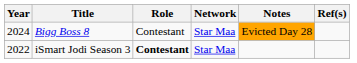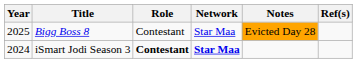(18, 31) 2024 -> (18, 31) 2025
(18, 49) 2022 -> (18, 49) 2024
(215, 49) normal -> (217, 49) bold
